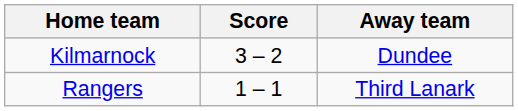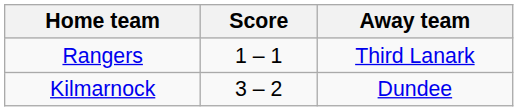rows swapped: (103, 55) <-> (103, 88)
